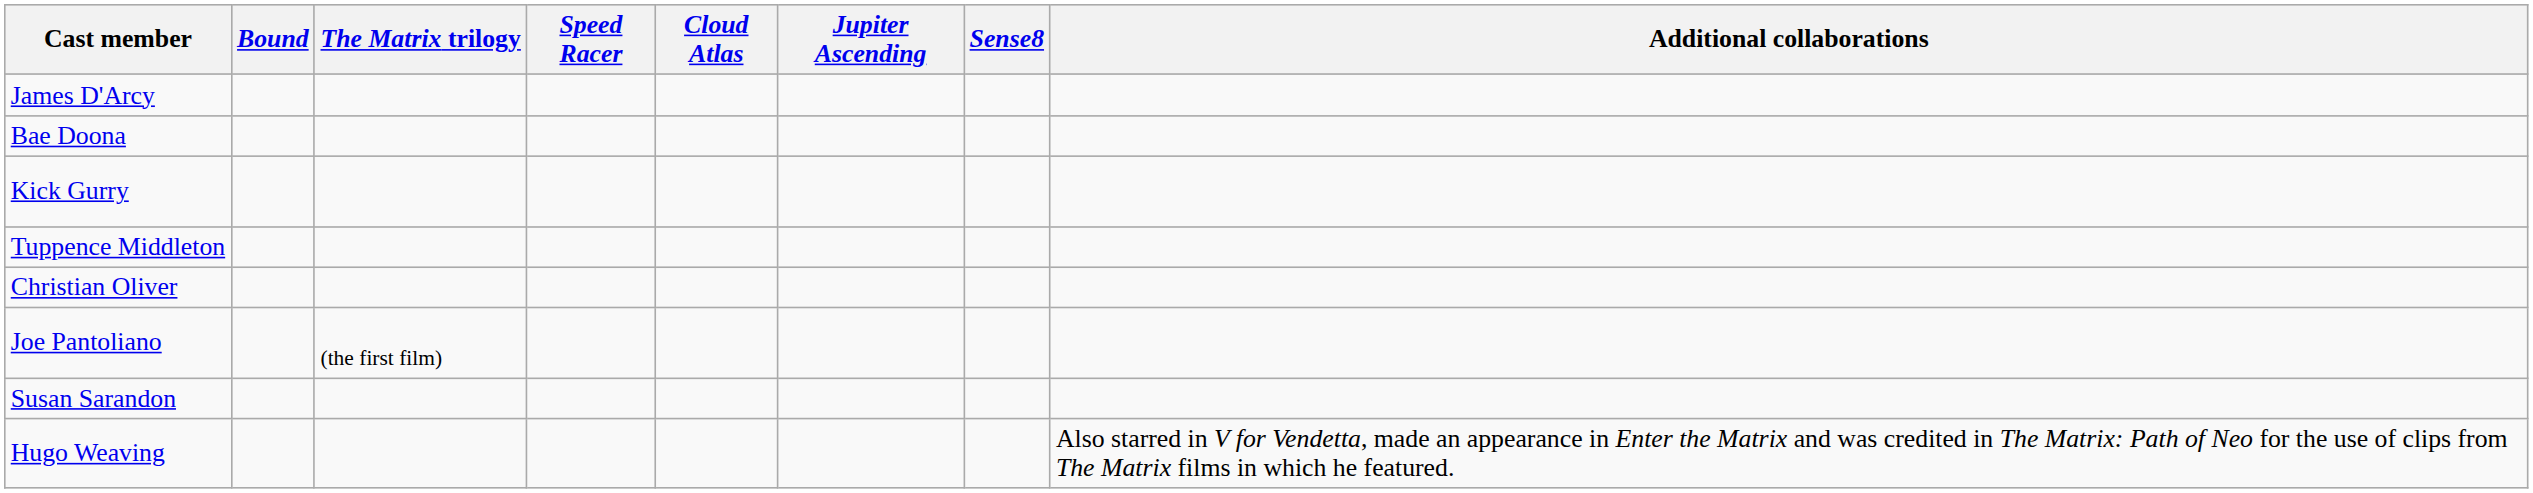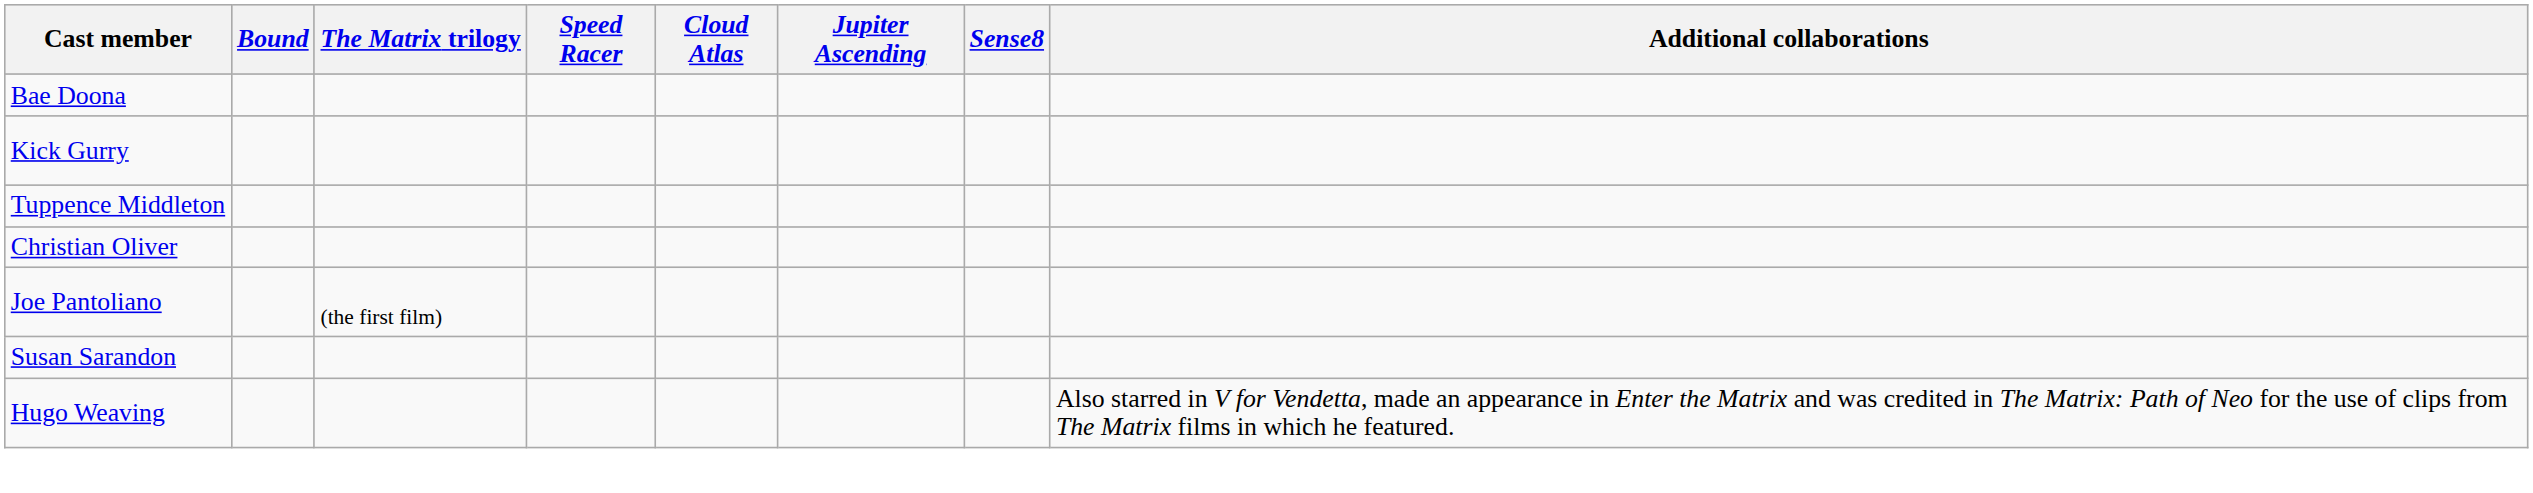- row: (83, 94)
